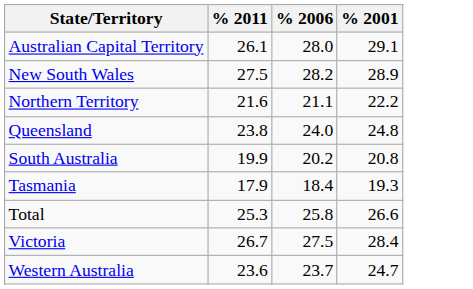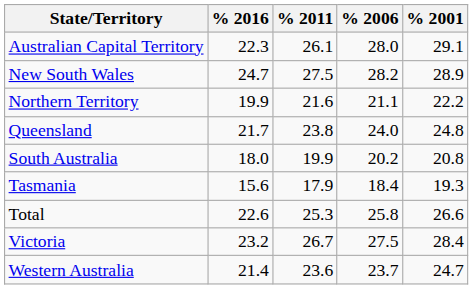+ column: (240, 18)
